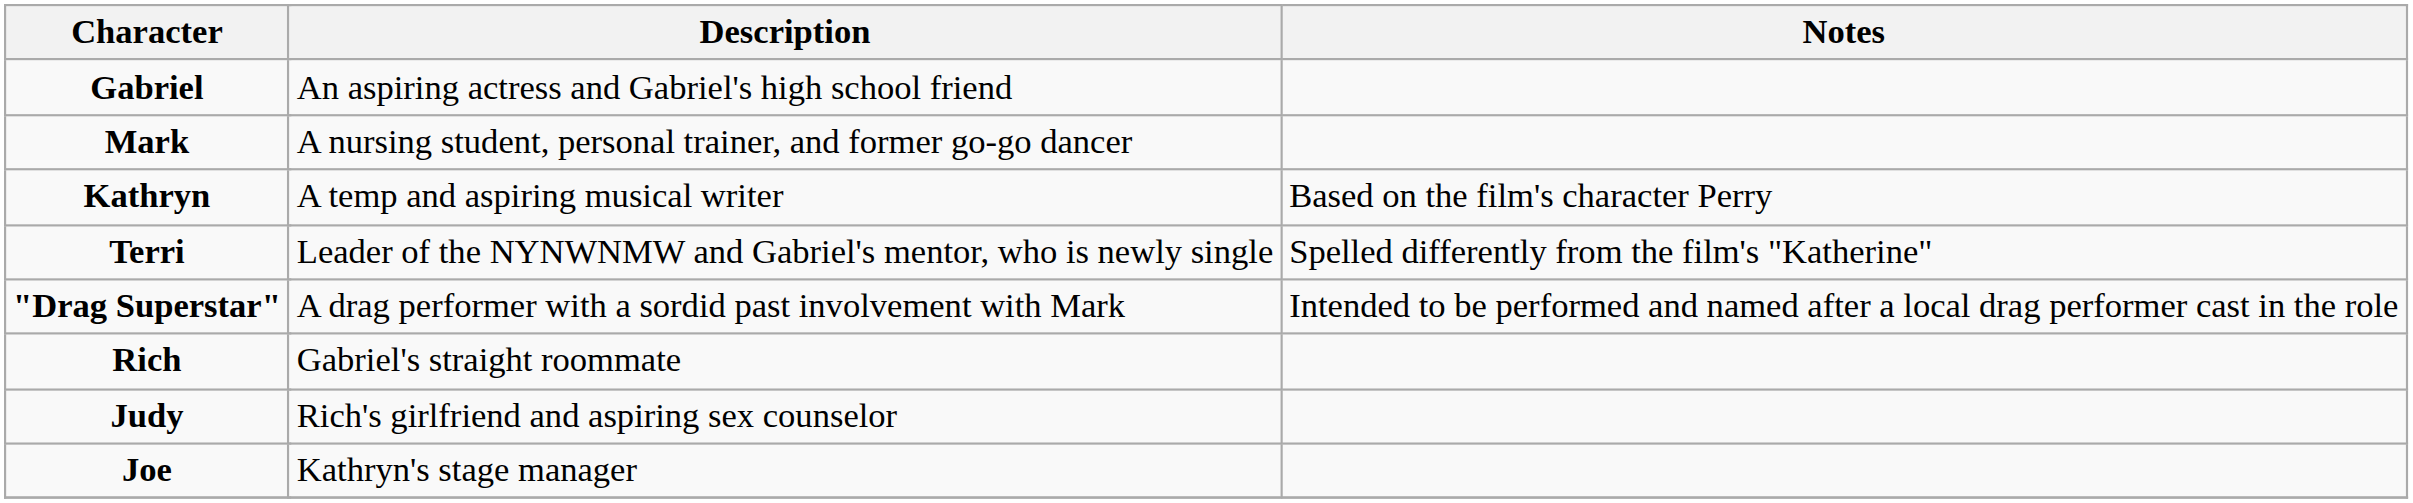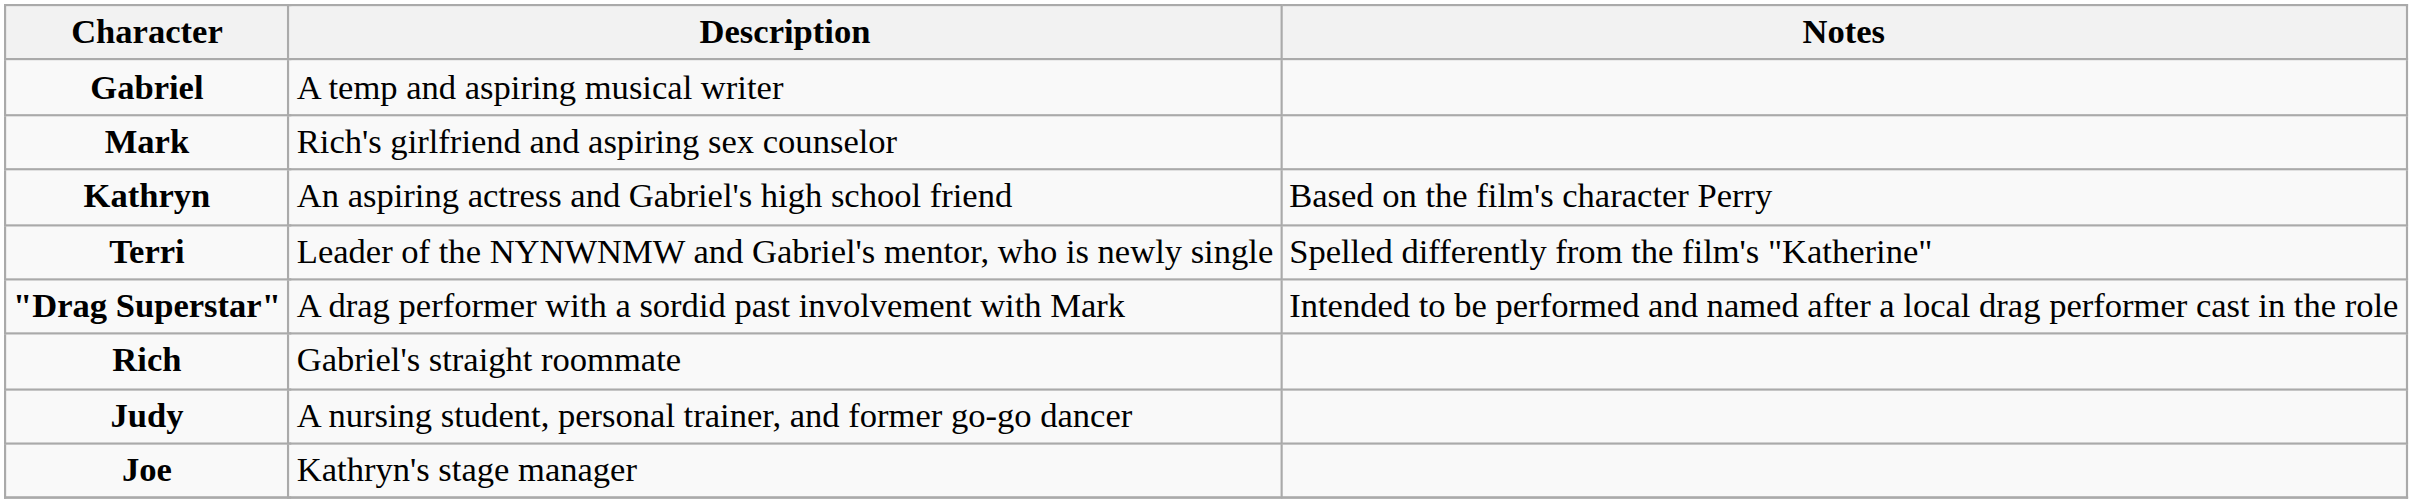(655, 86) An aspiring actress and Gabriel's high school friend -> (540, 86) A temp and aspiring musical writer
(715, 141) A nursing student, personal trainer, and former go-go dancer -> (597, 141) Rich's girlfriend and aspiring sex counselor
(540, 196) A temp and aspiring musical writer -> (655, 196) An aspiring actress and Gabriel's high school friend
(597, 415) Rich's girlfriend and aspiring sex counselor -> (715, 415) A nursing student, personal trainer, and former go-go dancer
